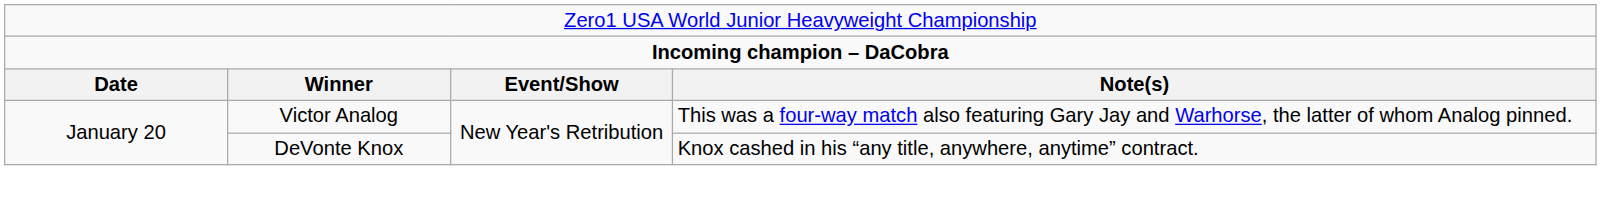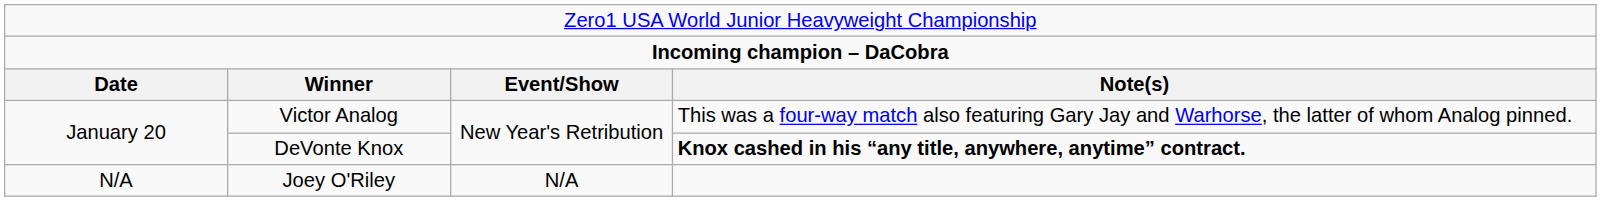(938, 148) normal -> (962, 148) bold
+ row: (339, 180)
